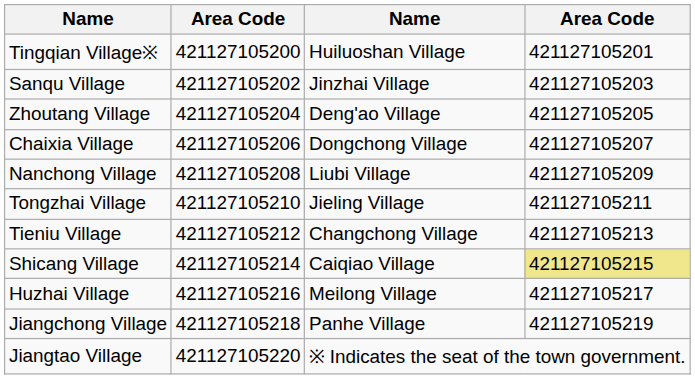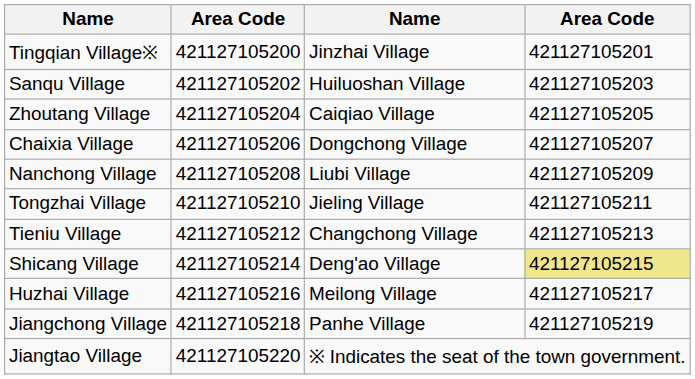(387, 51) Huiluoshan Village -> (369, 51) Jinzhai Village
(369, 84) Jinzhai Village -> (387, 84) Huiluoshan Village
(375, 114) Deng'ao Village -> (372, 114) Caiqiao Village
(372, 263) Caiqiao Village -> (375, 263) Deng'ao Village
